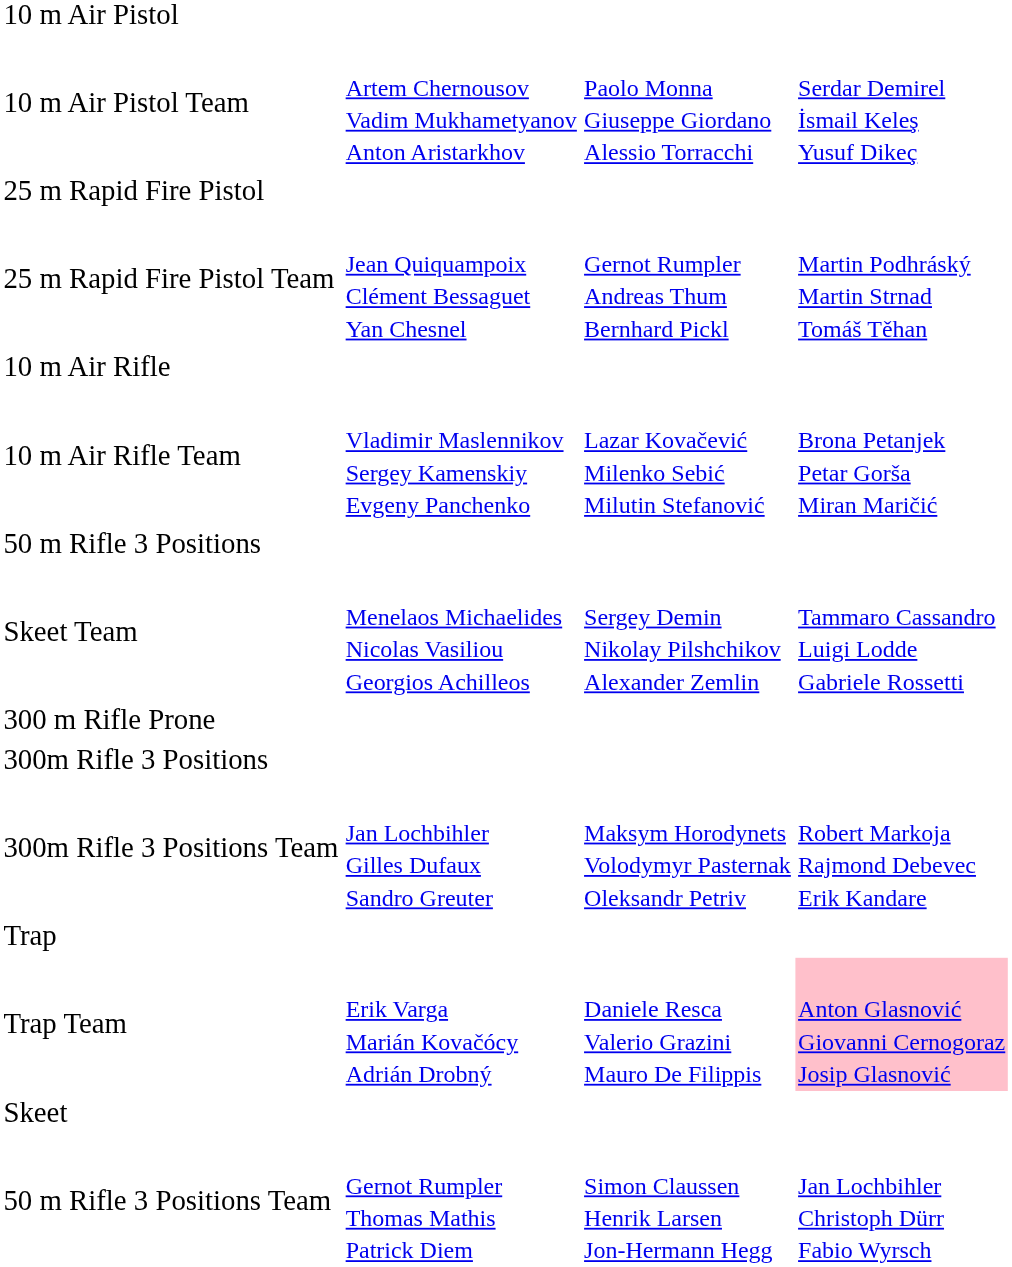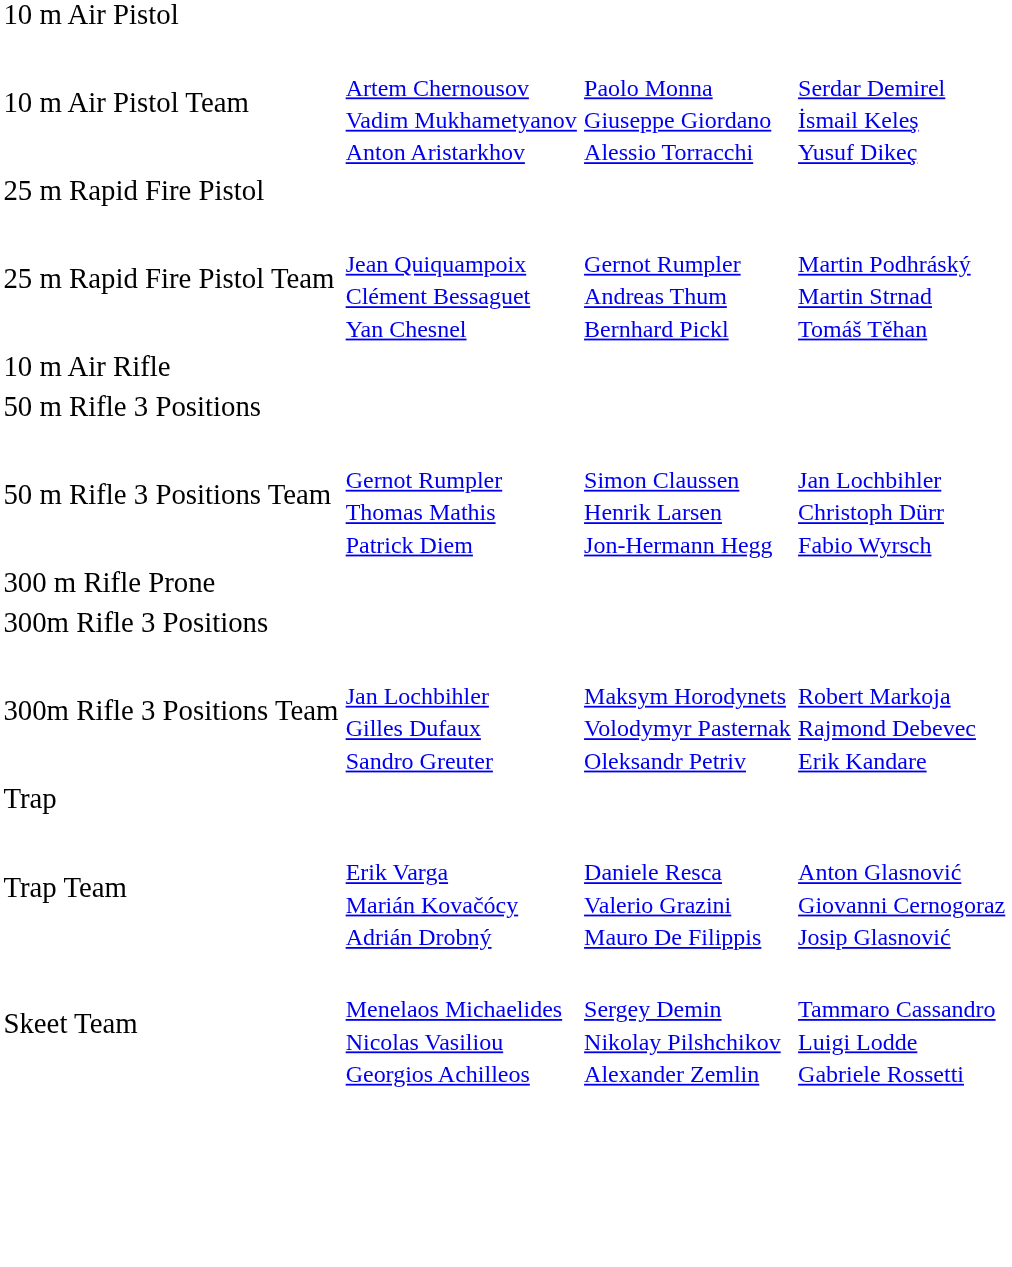- row: (122, 455)
rows swapped: (167, 1200) <-> (71, 631)
(902, 1042) pink background -> (902, 905) no background
- row: (35, 1112)
